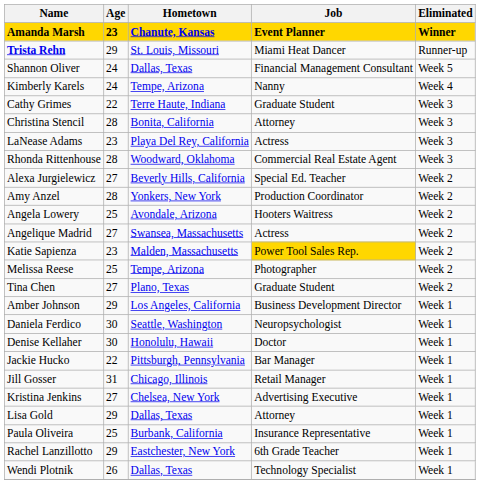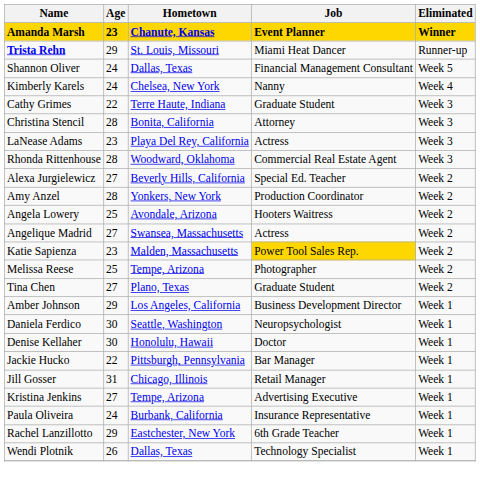(167, 86) Tempe, Arizona -> (175, 86) Chelsea, New York
(175, 397) Chelsea, New York -> (167, 397) Tempe, Arizona
- row: (30, 415)
(112, 433) 25 -> (112, 415) 24
